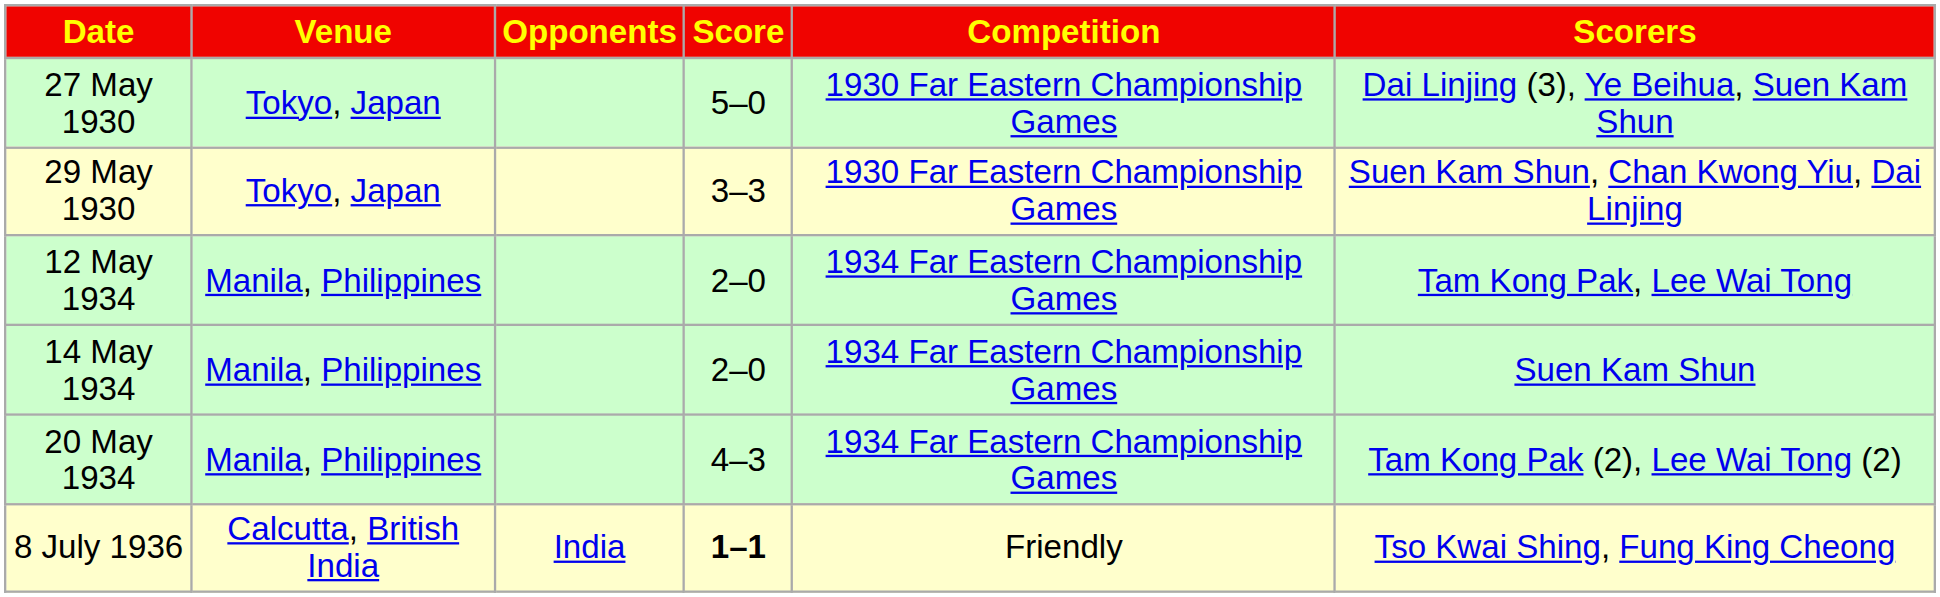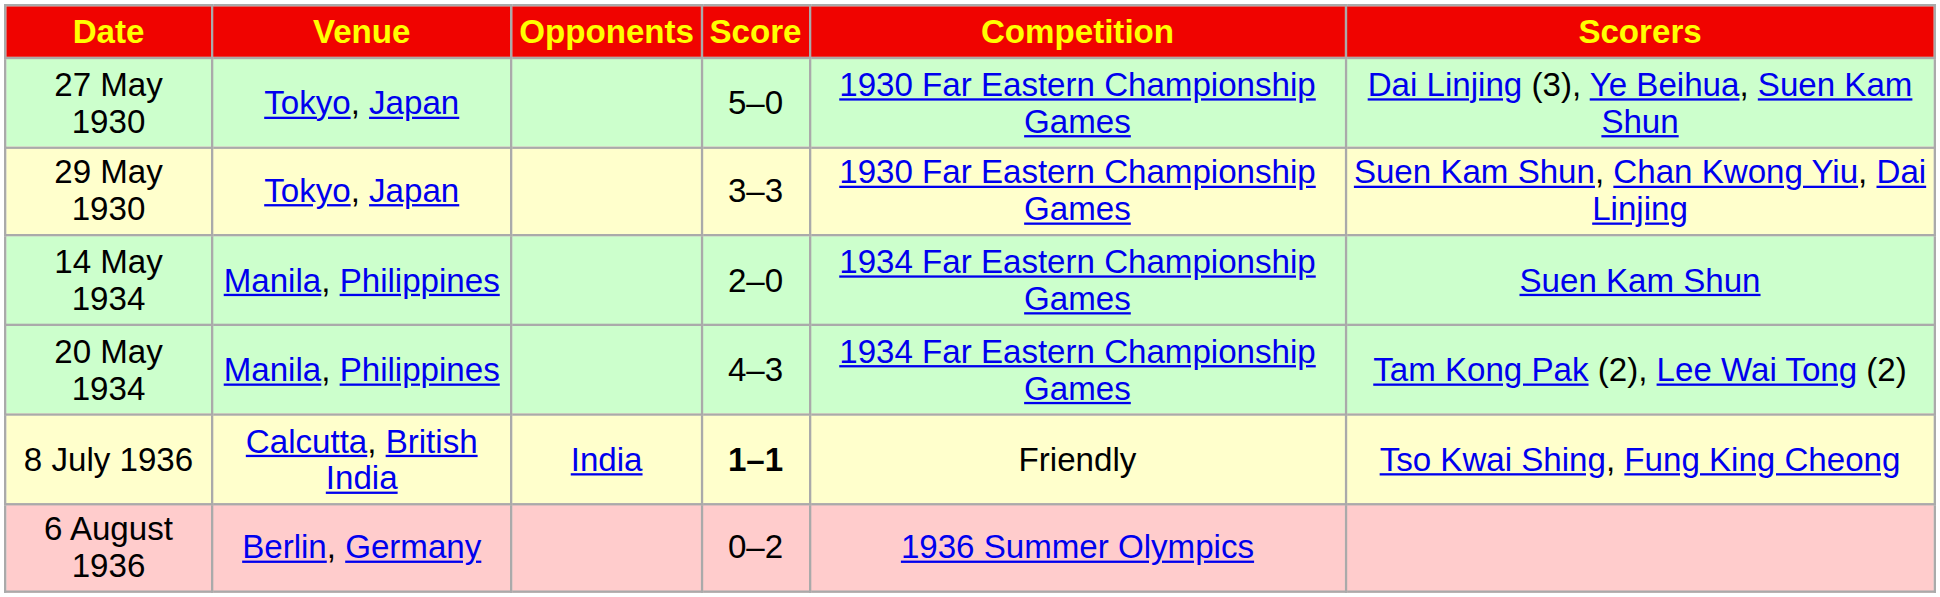- row: (99, 281)
+ row: (109, 548)
